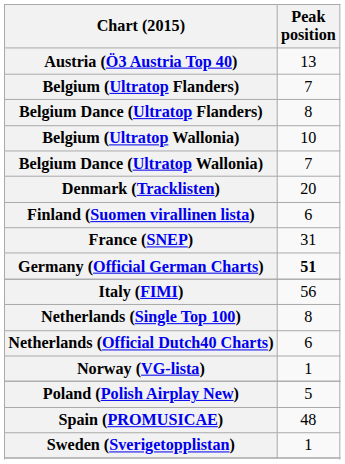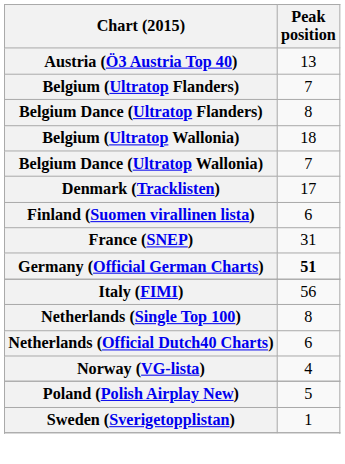(308, 138) 10 -> (308, 138) 18
(308, 189) 20 -> (308, 189) 17
(308, 368) 1 -> (308, 368) 4
- row: (141, 419)
